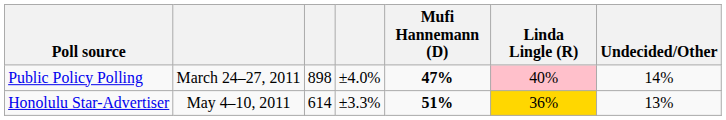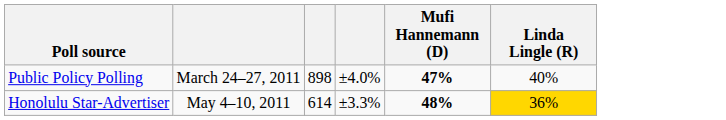- column: (659, 52)
(544, 77) pink background -> (544, 77) no background
(437, 102) 51% -> (437, 102) 48%
